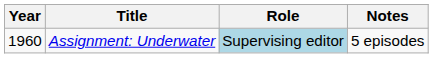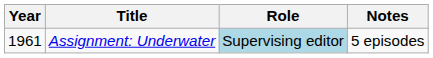(25, 40) 1960 -> (25, 40) 1961
